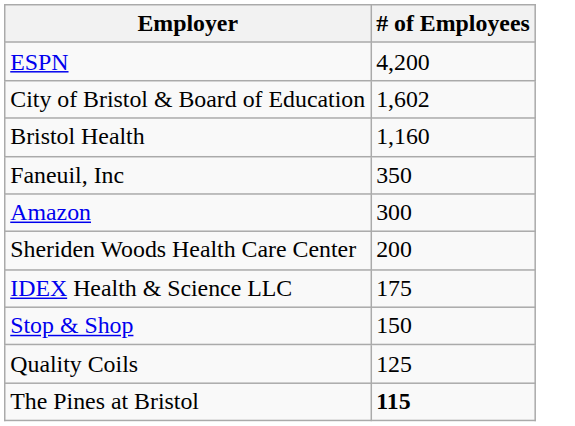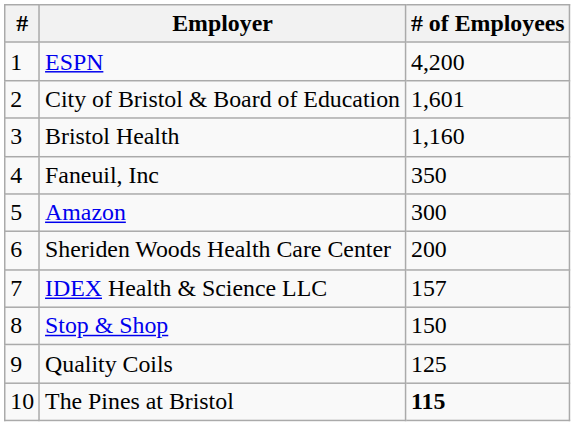+ column: (22, 23)
(403, 99) 1,602 -> (438, 99) 1,601
(394, 288) 175 -> (429, 288) 157
